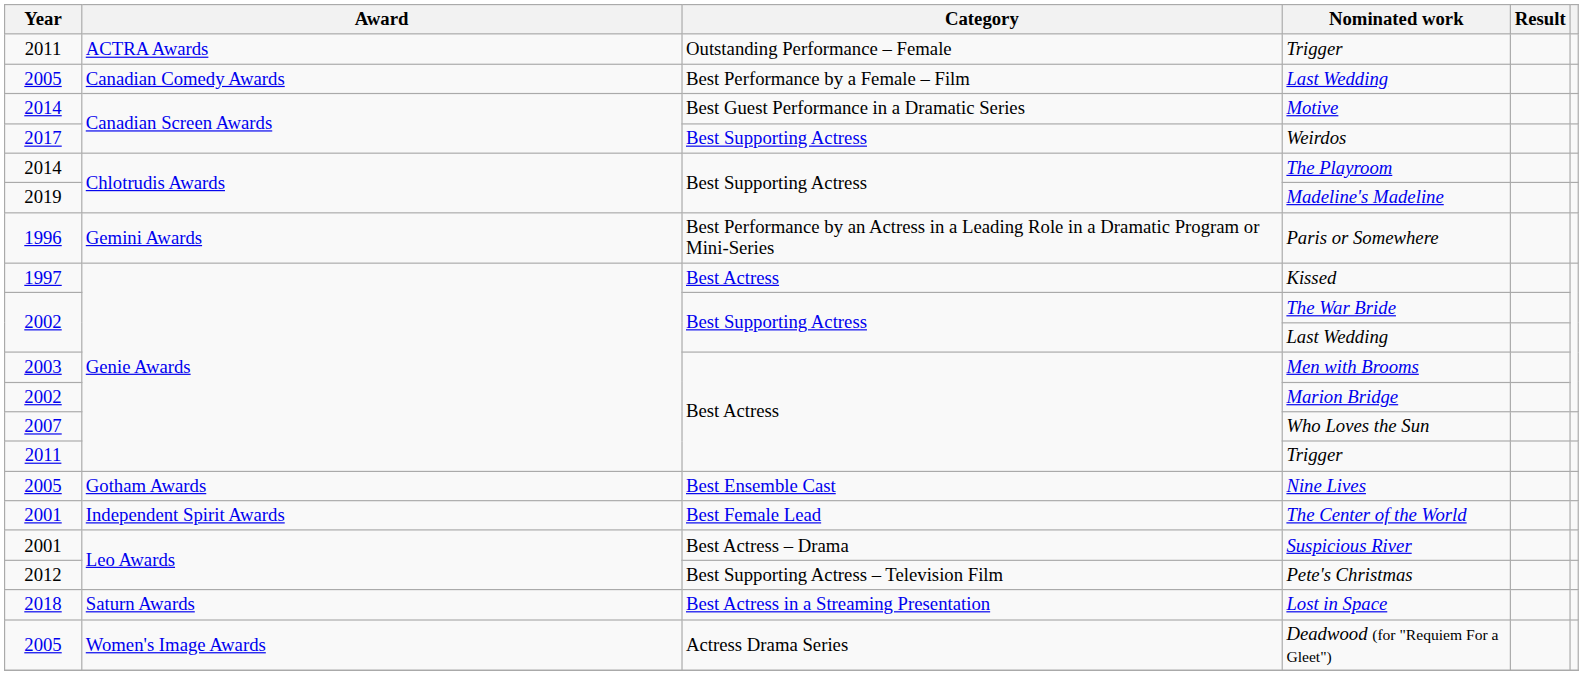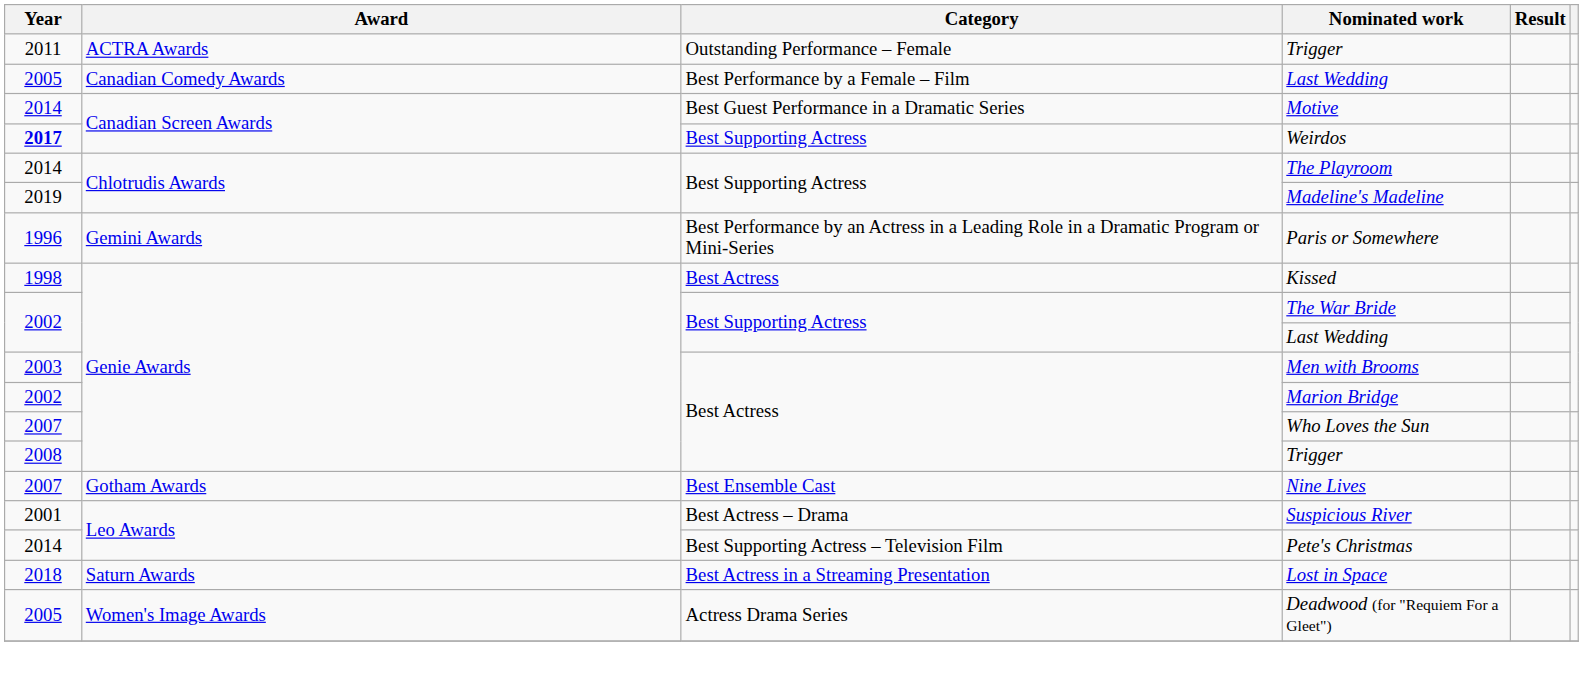(43, 138) normal -> (43, 138) bold
(43, 277) 1997 -> (43, 277) 1998
(43, 456) 2011 -> (43, 456) 2008
(43, 485) 2005 -> (43, 485) 2007
- row: (754, 515)
(43, 574) 2012 -> (43, 545) 2014
